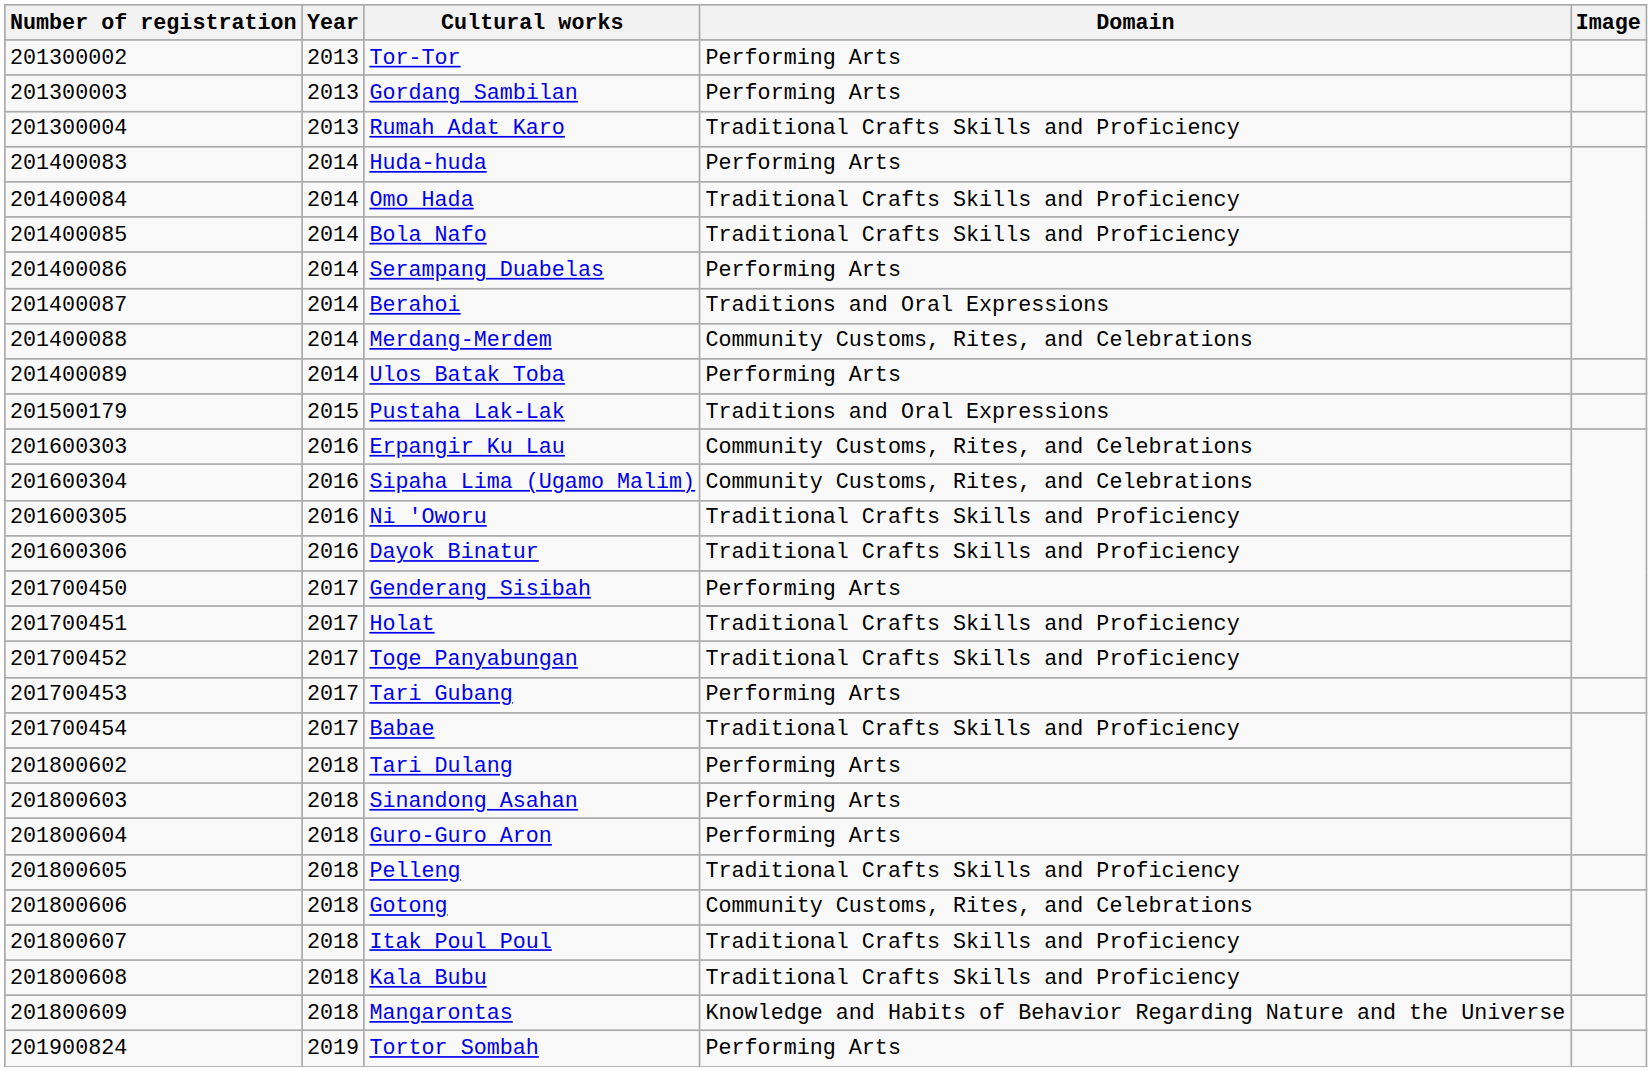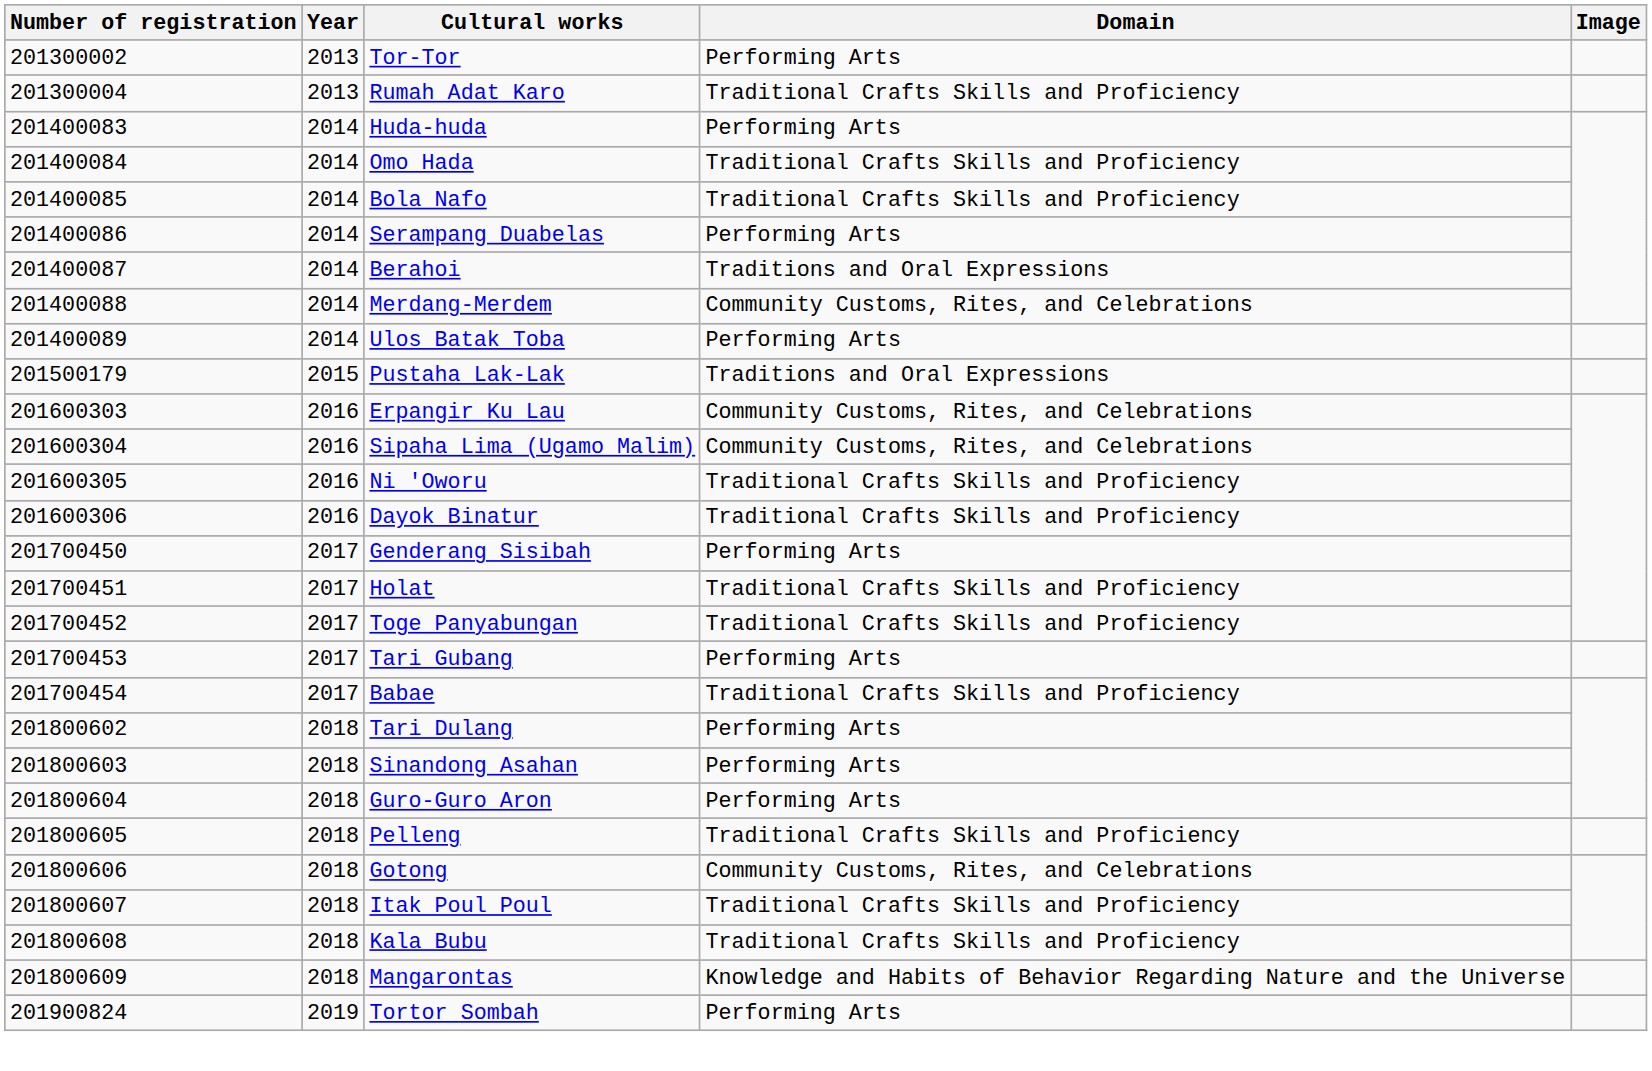- row: (474, 93)
